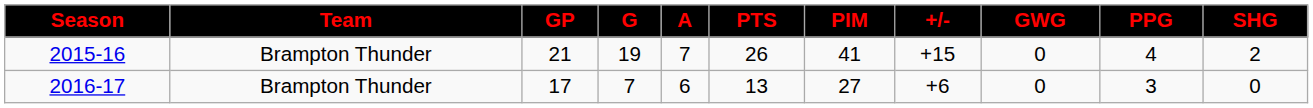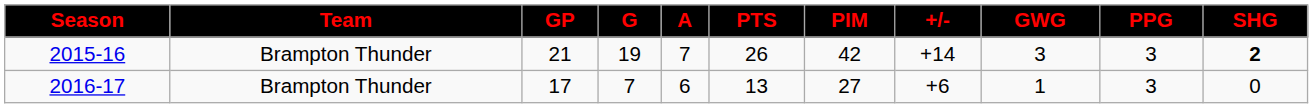(850, 53) 41 -> (850, 53) 42
(938, 53) +15 -> (938, 53) +14
(1040, 53) 0 -> (1040, 53) 3
(1151, 53) 4 -> (1151, 53) 3
(1255, 53) normal -> (1255, 53) bold
(1040, 86) 0 -> (1040, 86) 1
